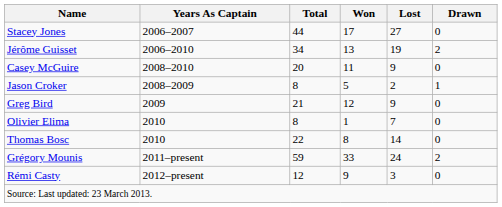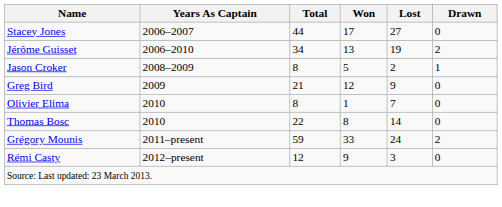- row: (43, 67)
